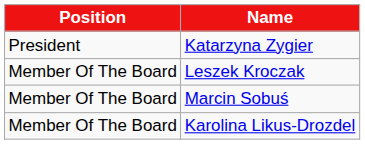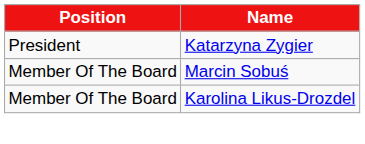- row: (245, 71)
